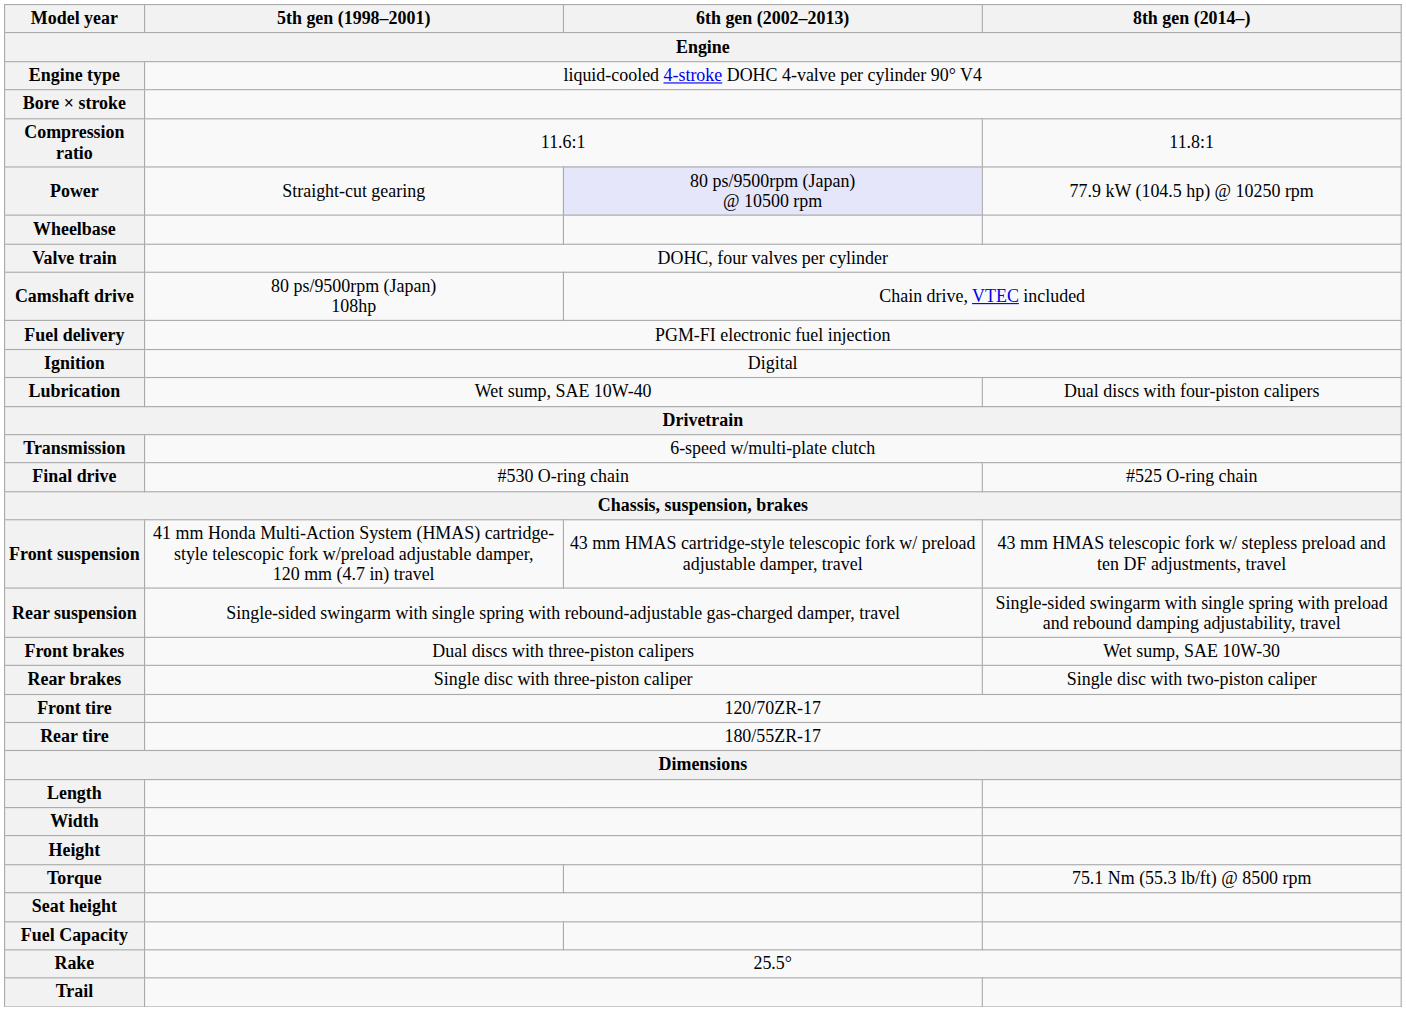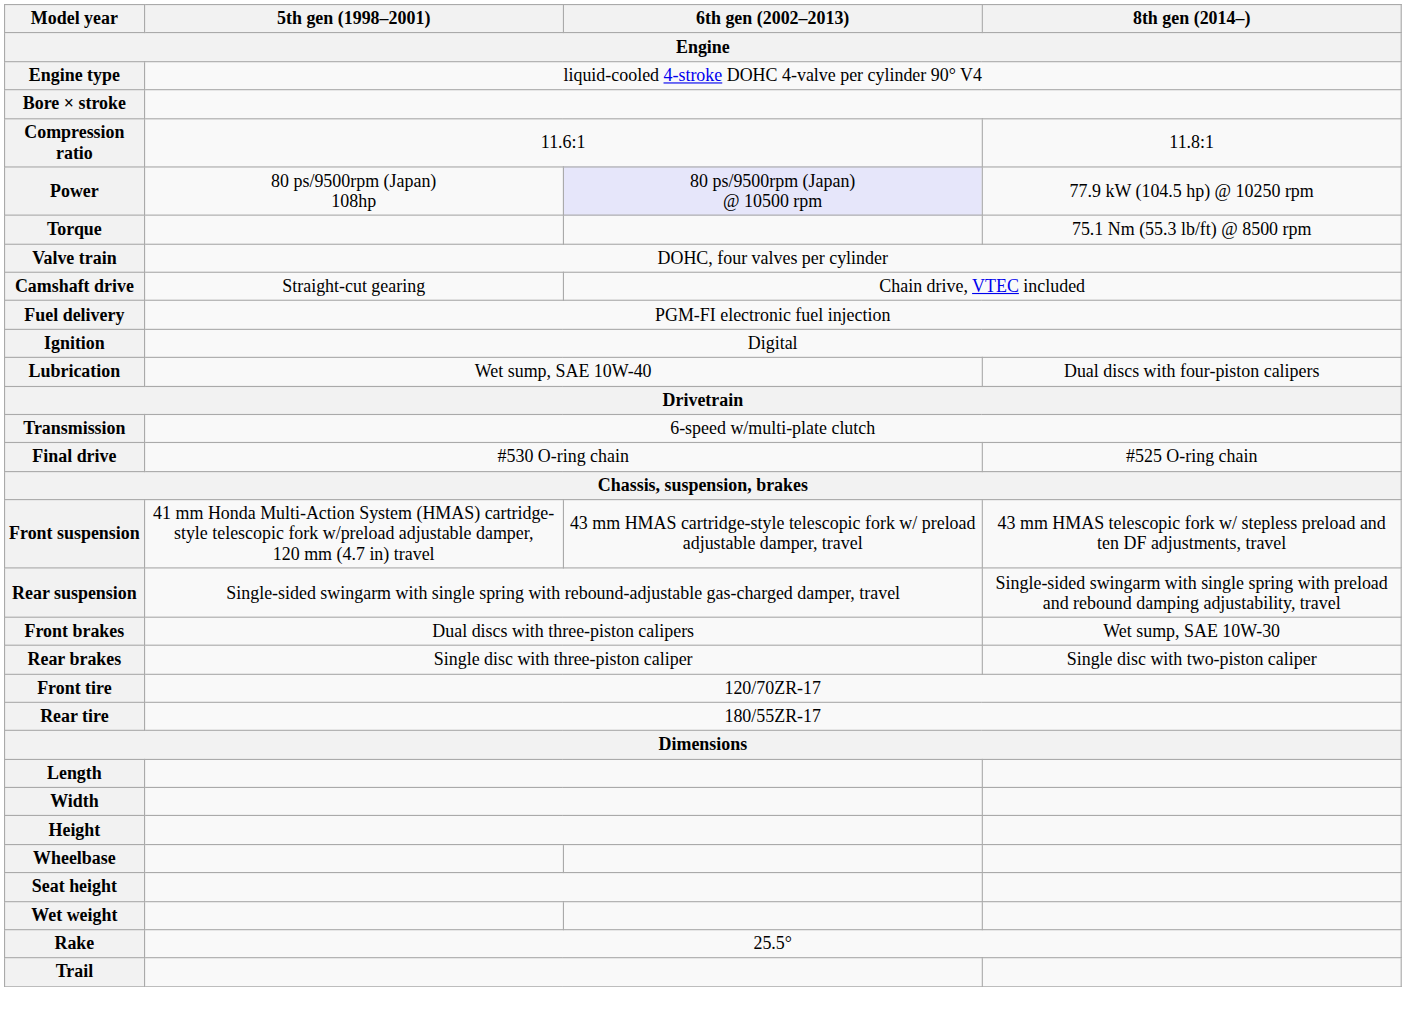(354, 191) Straight-cut gearing -> (354, 191) 80 ps/9500rpm (Japan) 108hp
rows swapped: (74, 878) <-> (74, 229)
(354, 296) 80 ps/9500rpm (Japan) 108hp -> (354, 286) Straight-cut gearing
+ row: (74, 915)
- row: (74, 935)
